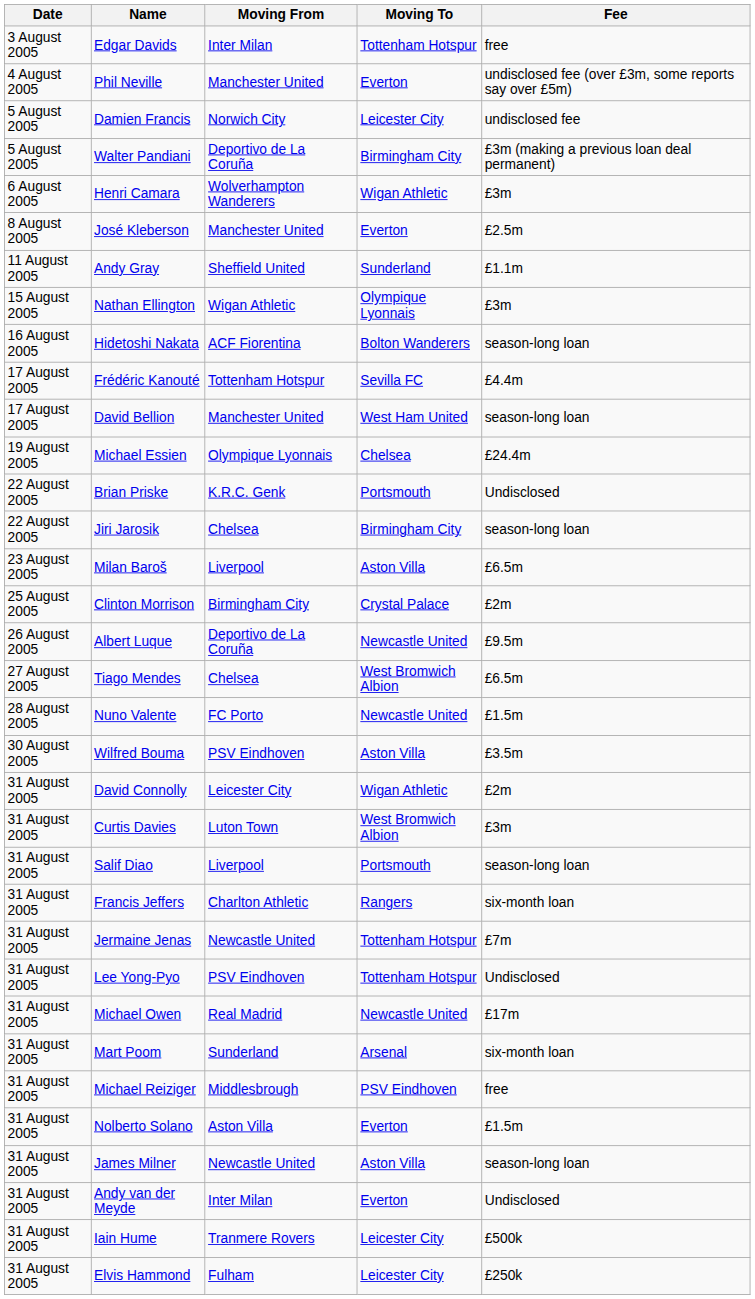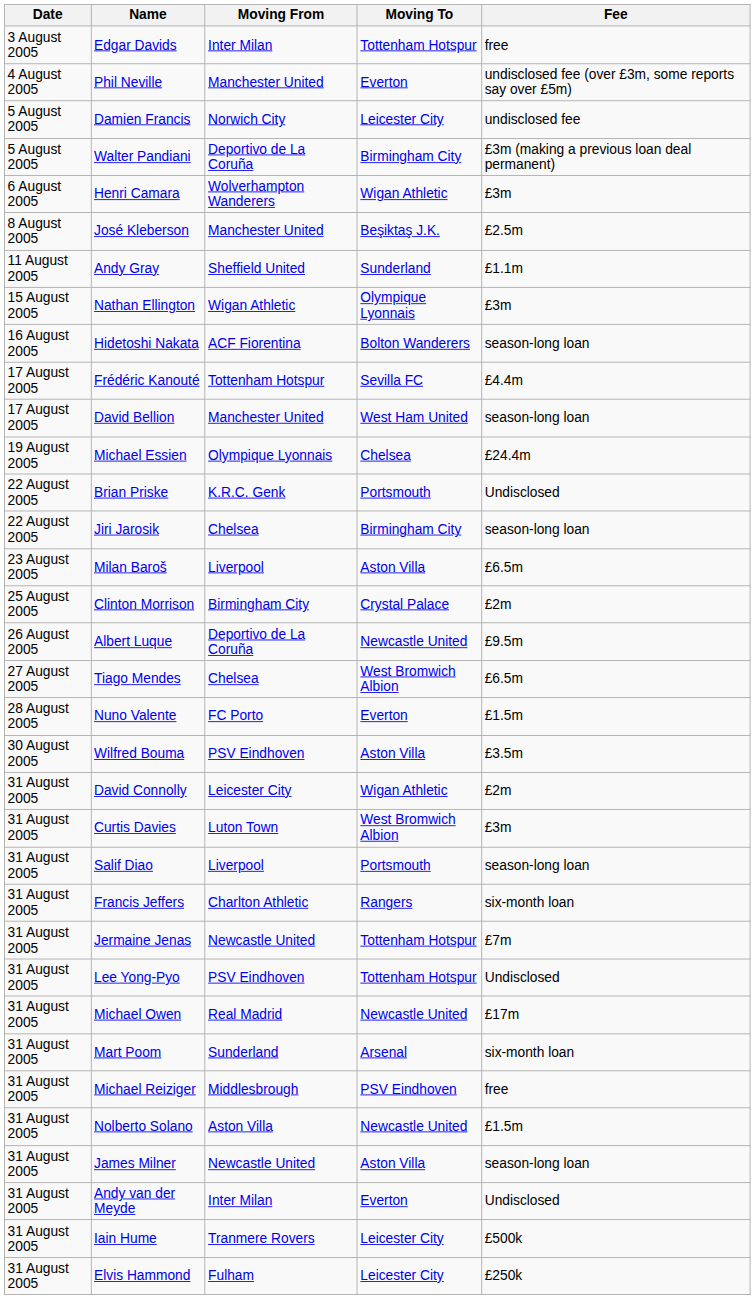(384, 231) Everton -> (400, 231) Beşiktaş J.K.
(414, 716) Newcastle United -> (384, 716) Everton
(384, 1126) Everton -> (414, 1126) Newcastle United
